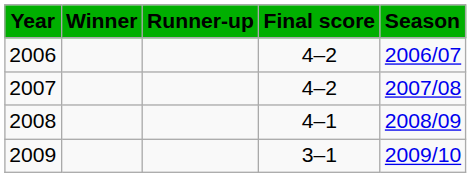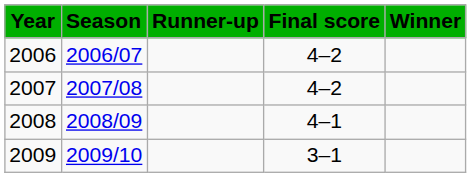columns swapped: (102, 21) <-> (422, 21)
